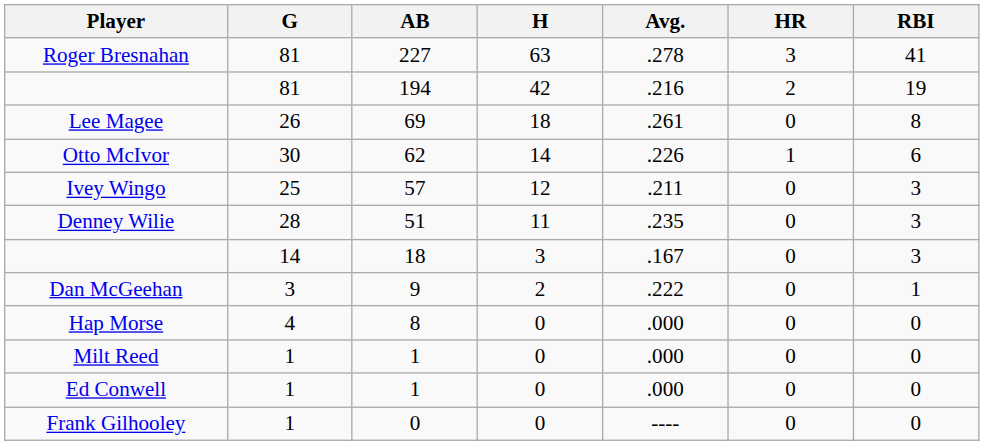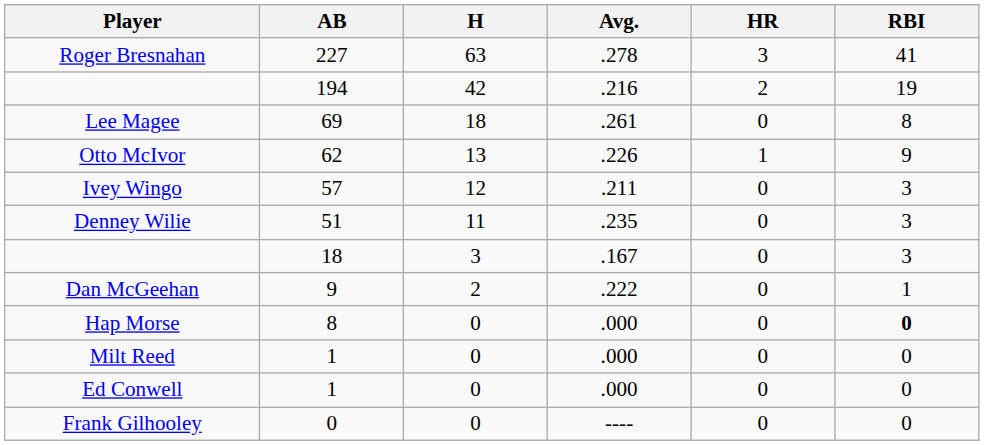- column: (290, 21)
(540, 155) 14 -> (475, 155) 13
(916, 155) 6 -> (906, 155) 9
(916, 322) normal -> (906, 322) bold
